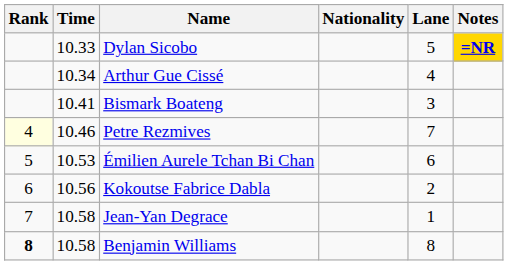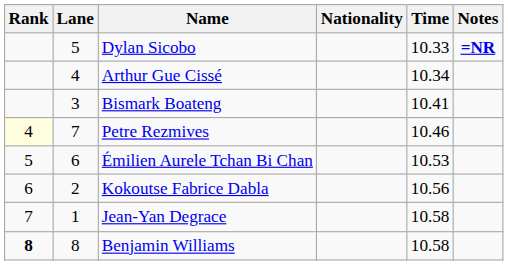columns swapped: (431, 18) <-> (76, 18)
(478, 47) gold background -> (478, 47) no background
